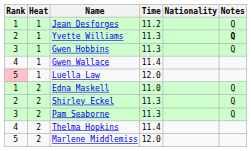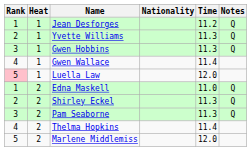columns swapped: (191, 11) <-> (151, 11)
(233, 37) bold -> (233, 37) normal
